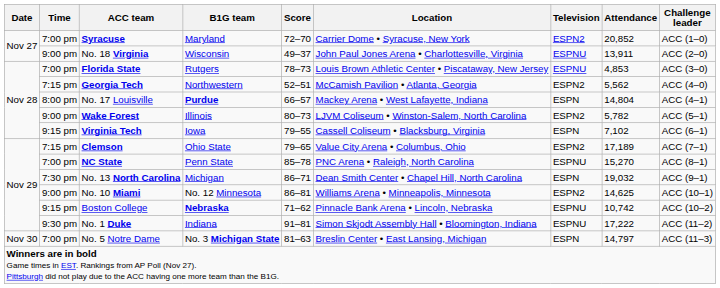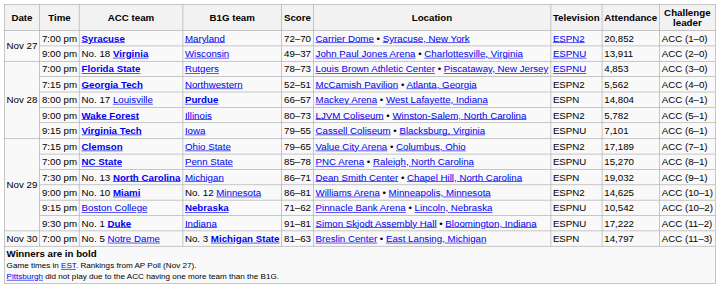(566, 131) ESPN -> (570, 131) ESPNU
(616, 131) 7,102 -> (616, 131) 7,101
(619, 208) 10,742 -> (619, 208) 10,542
